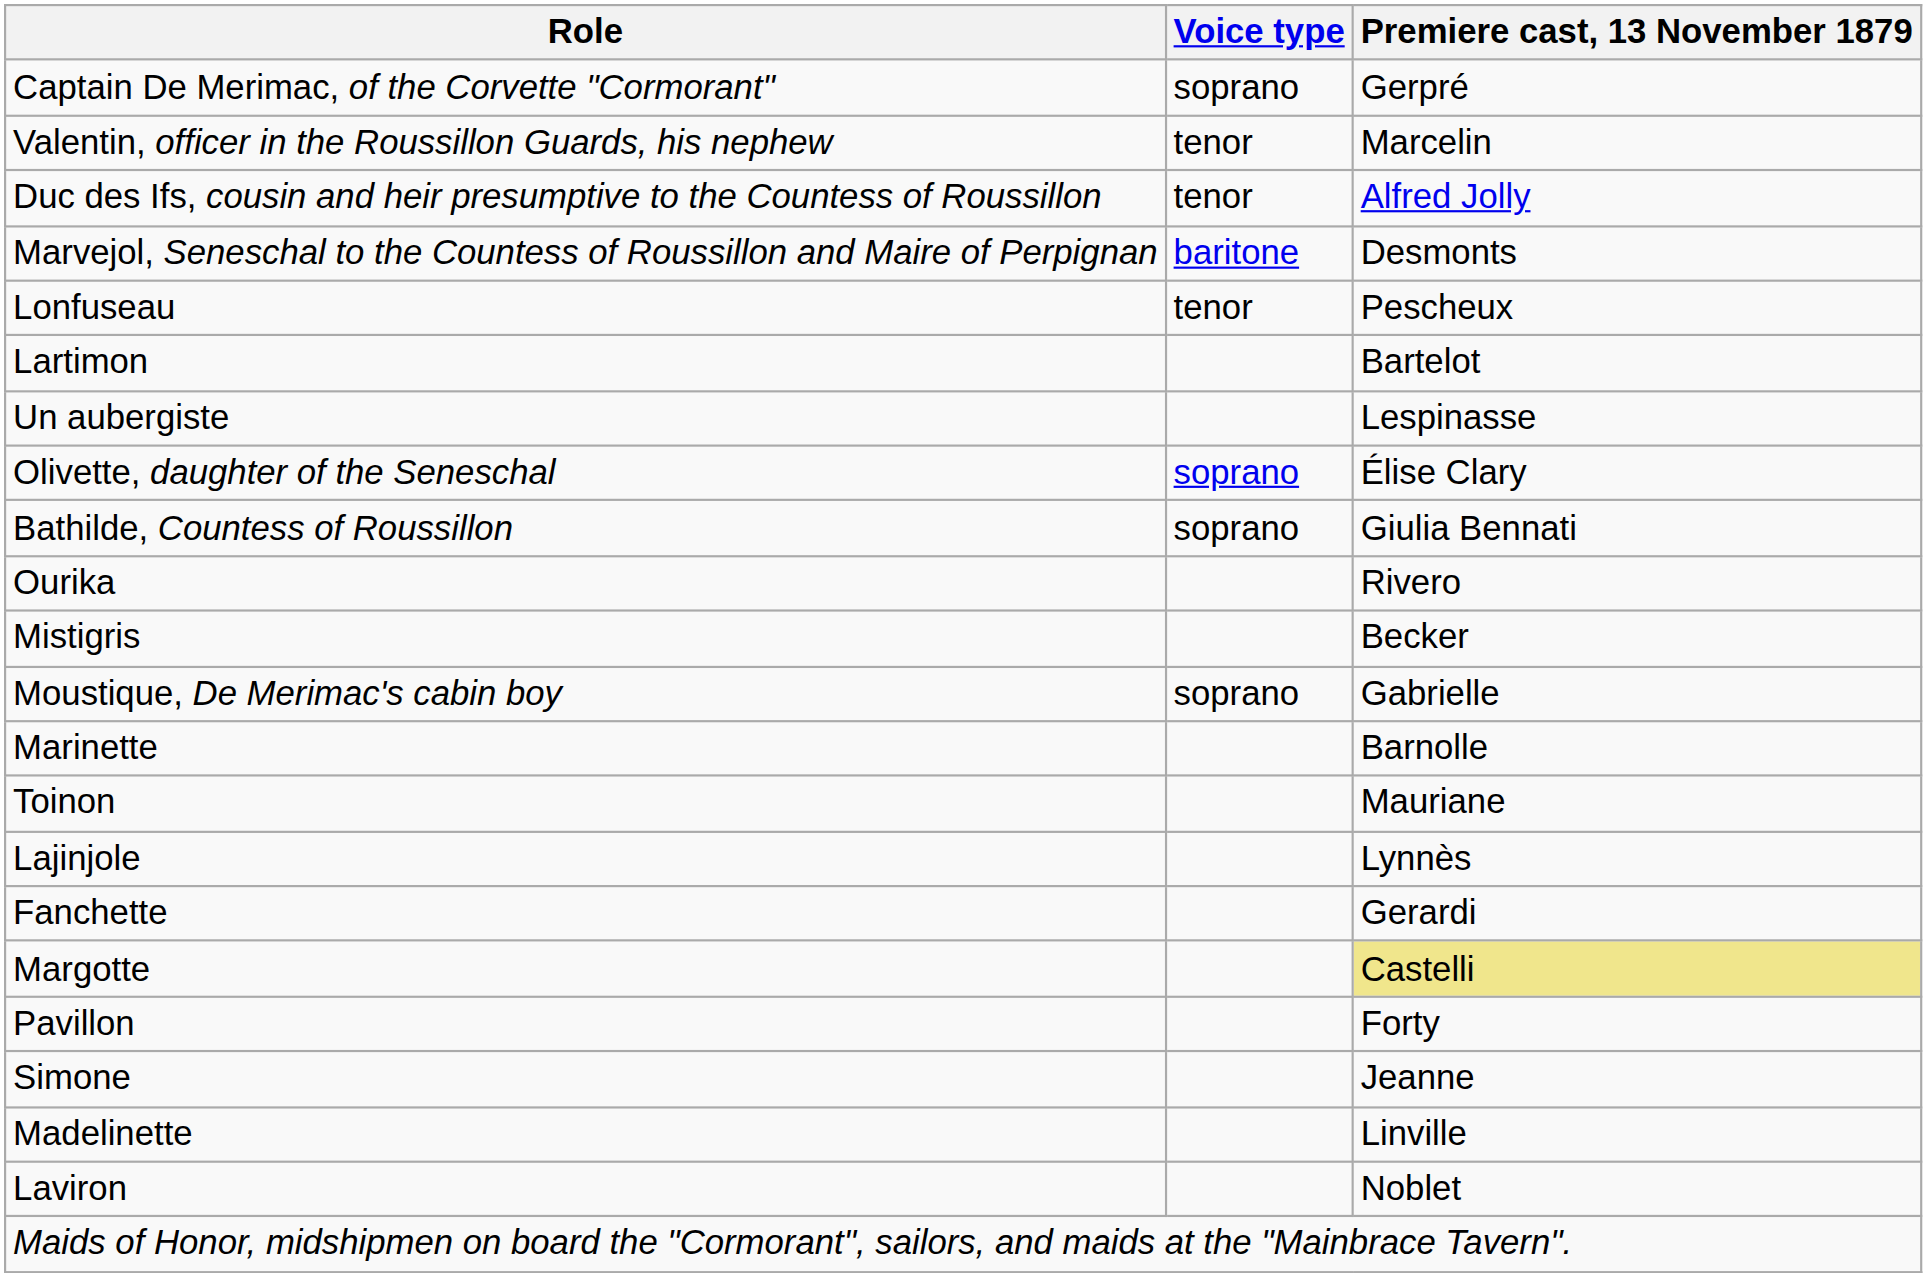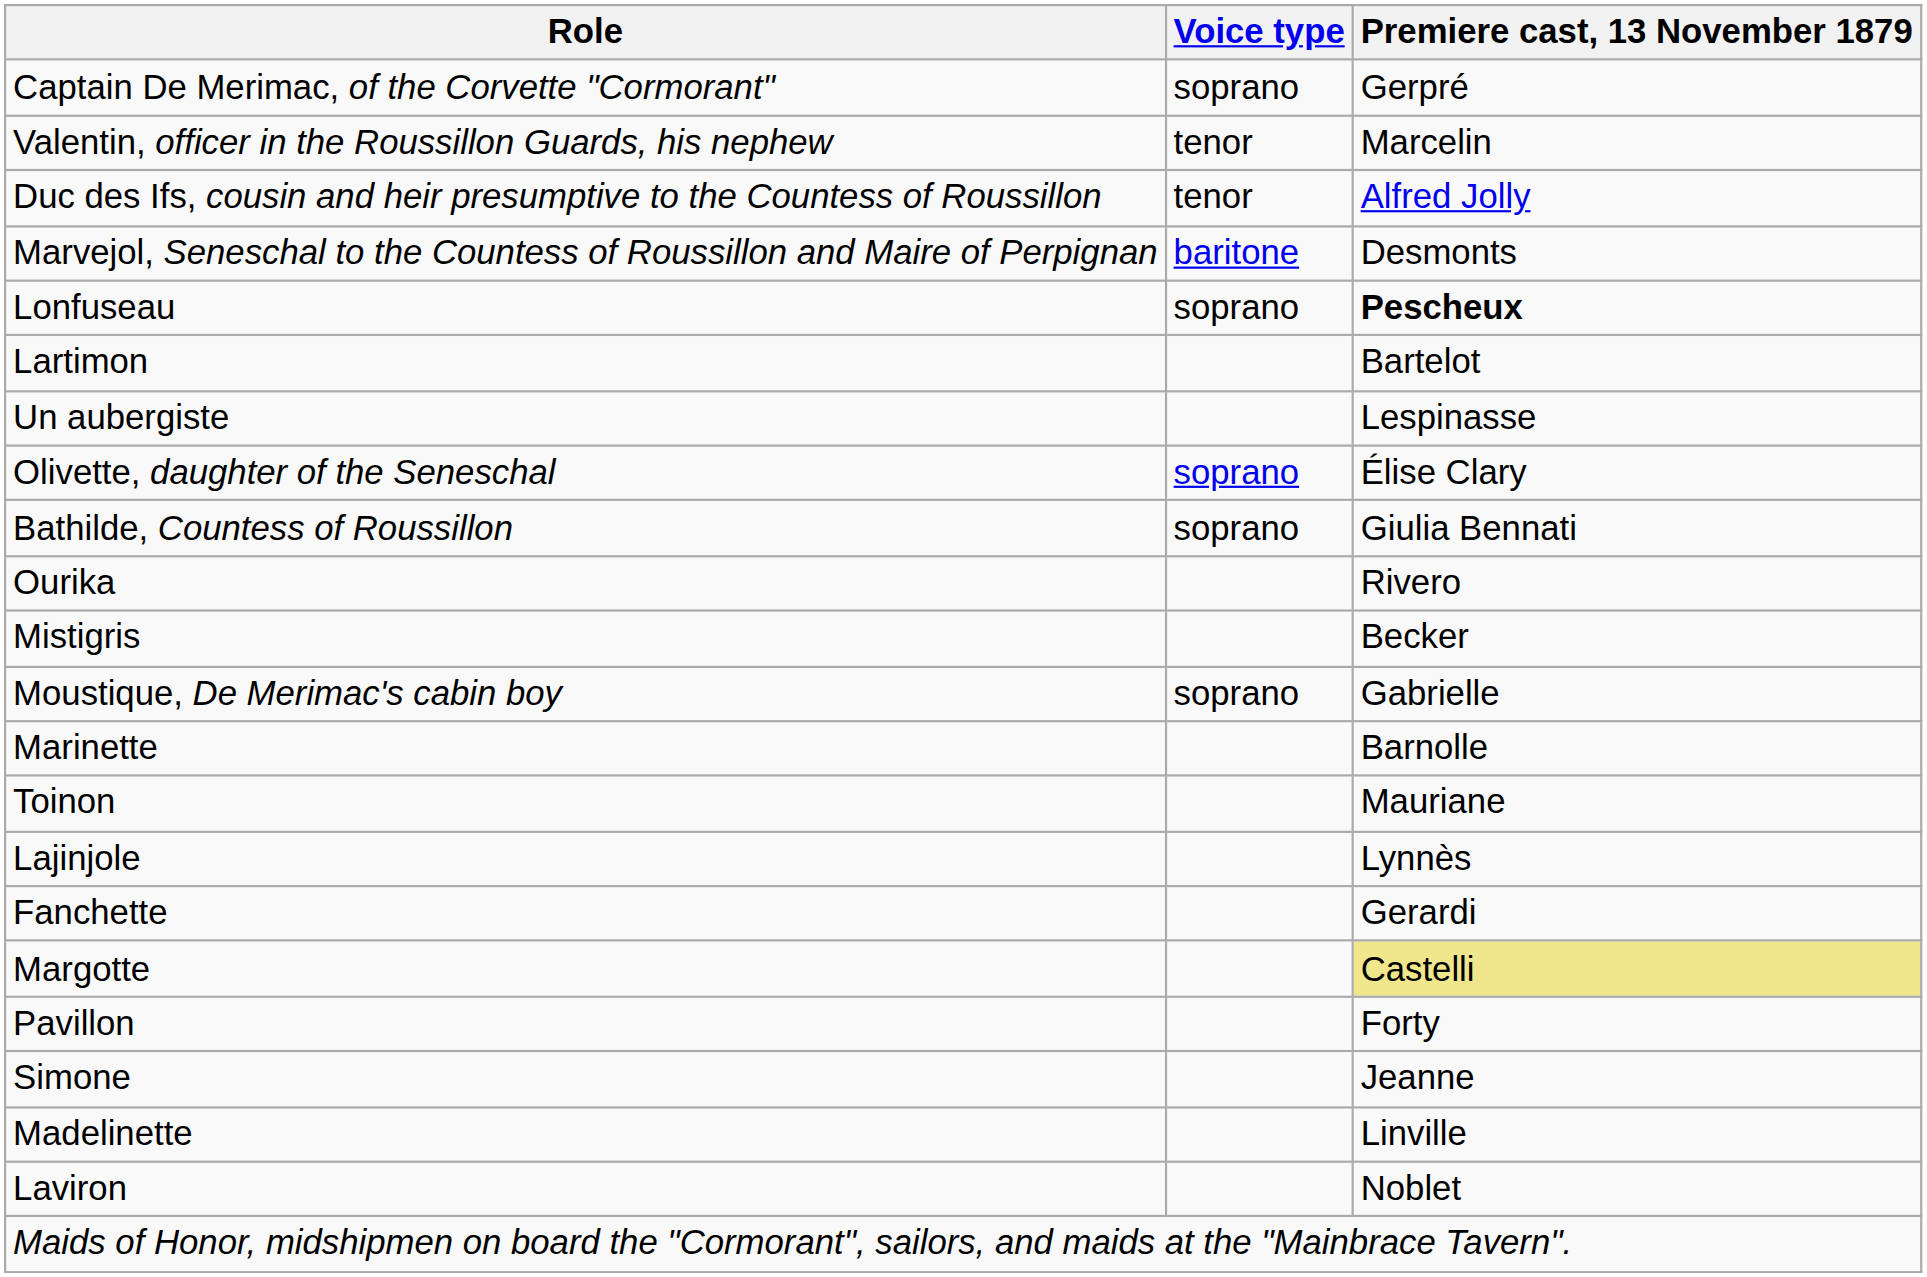(1213, 307) tenor -> (1236, 307) soprano
(1437, 307) normal -> (1442, 307) bold
